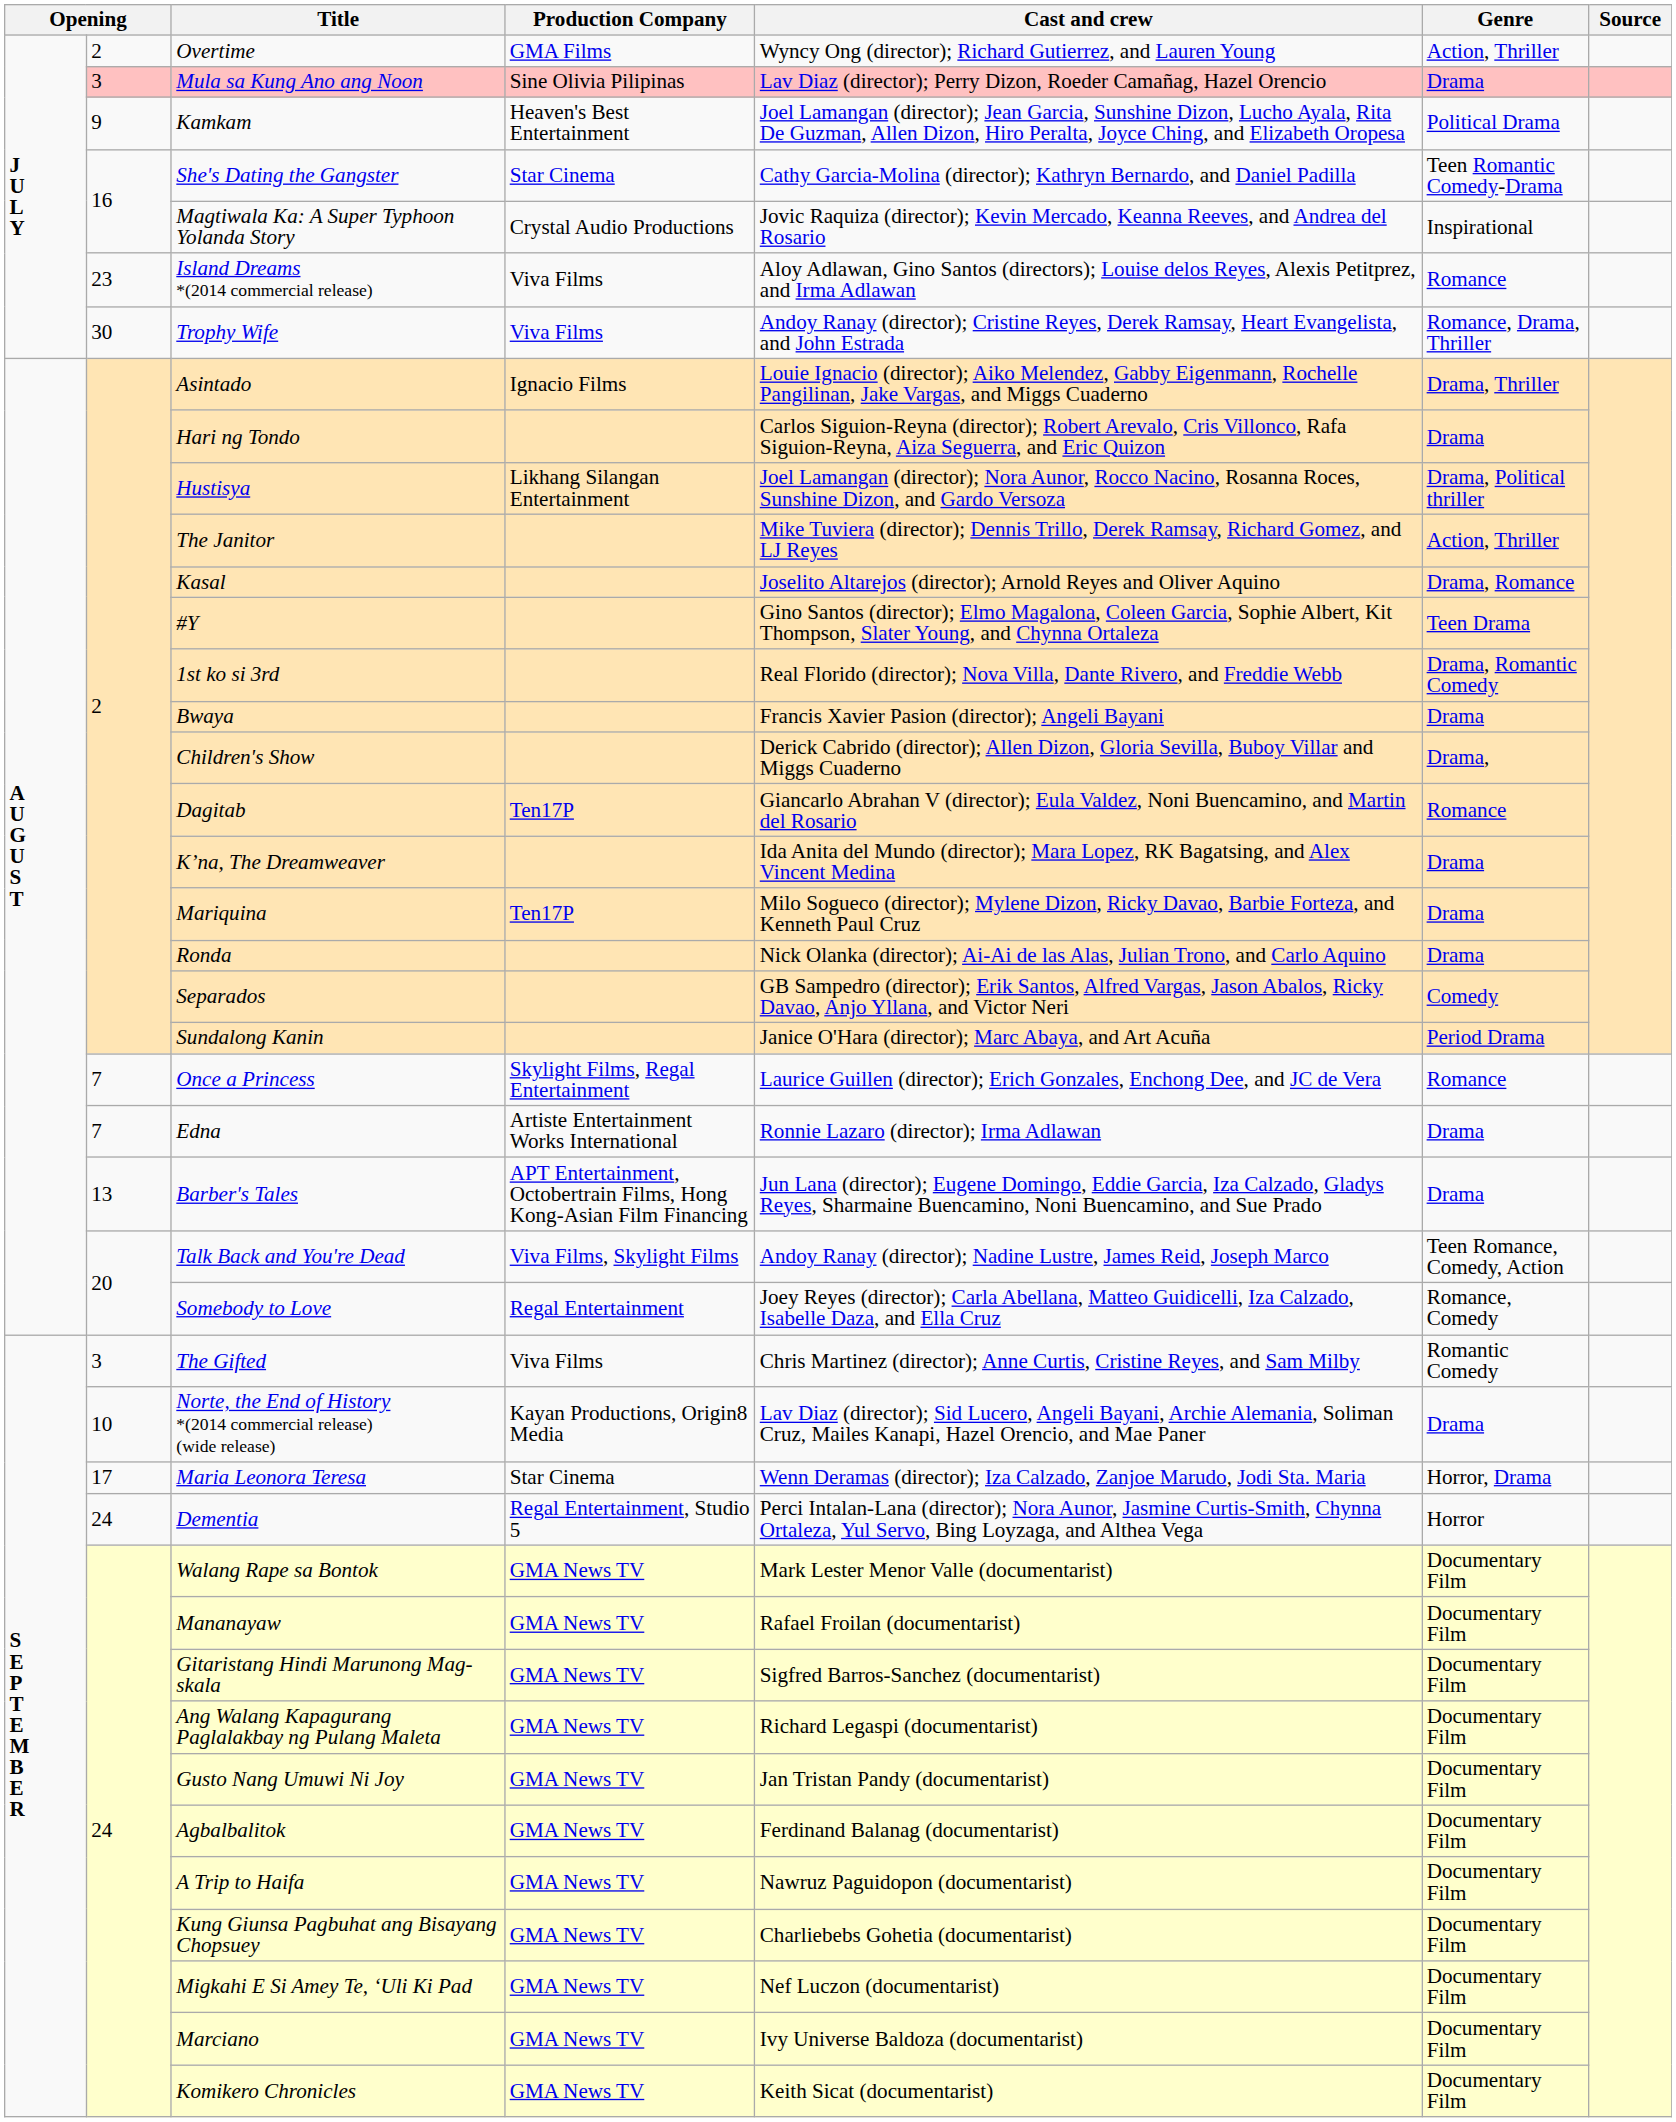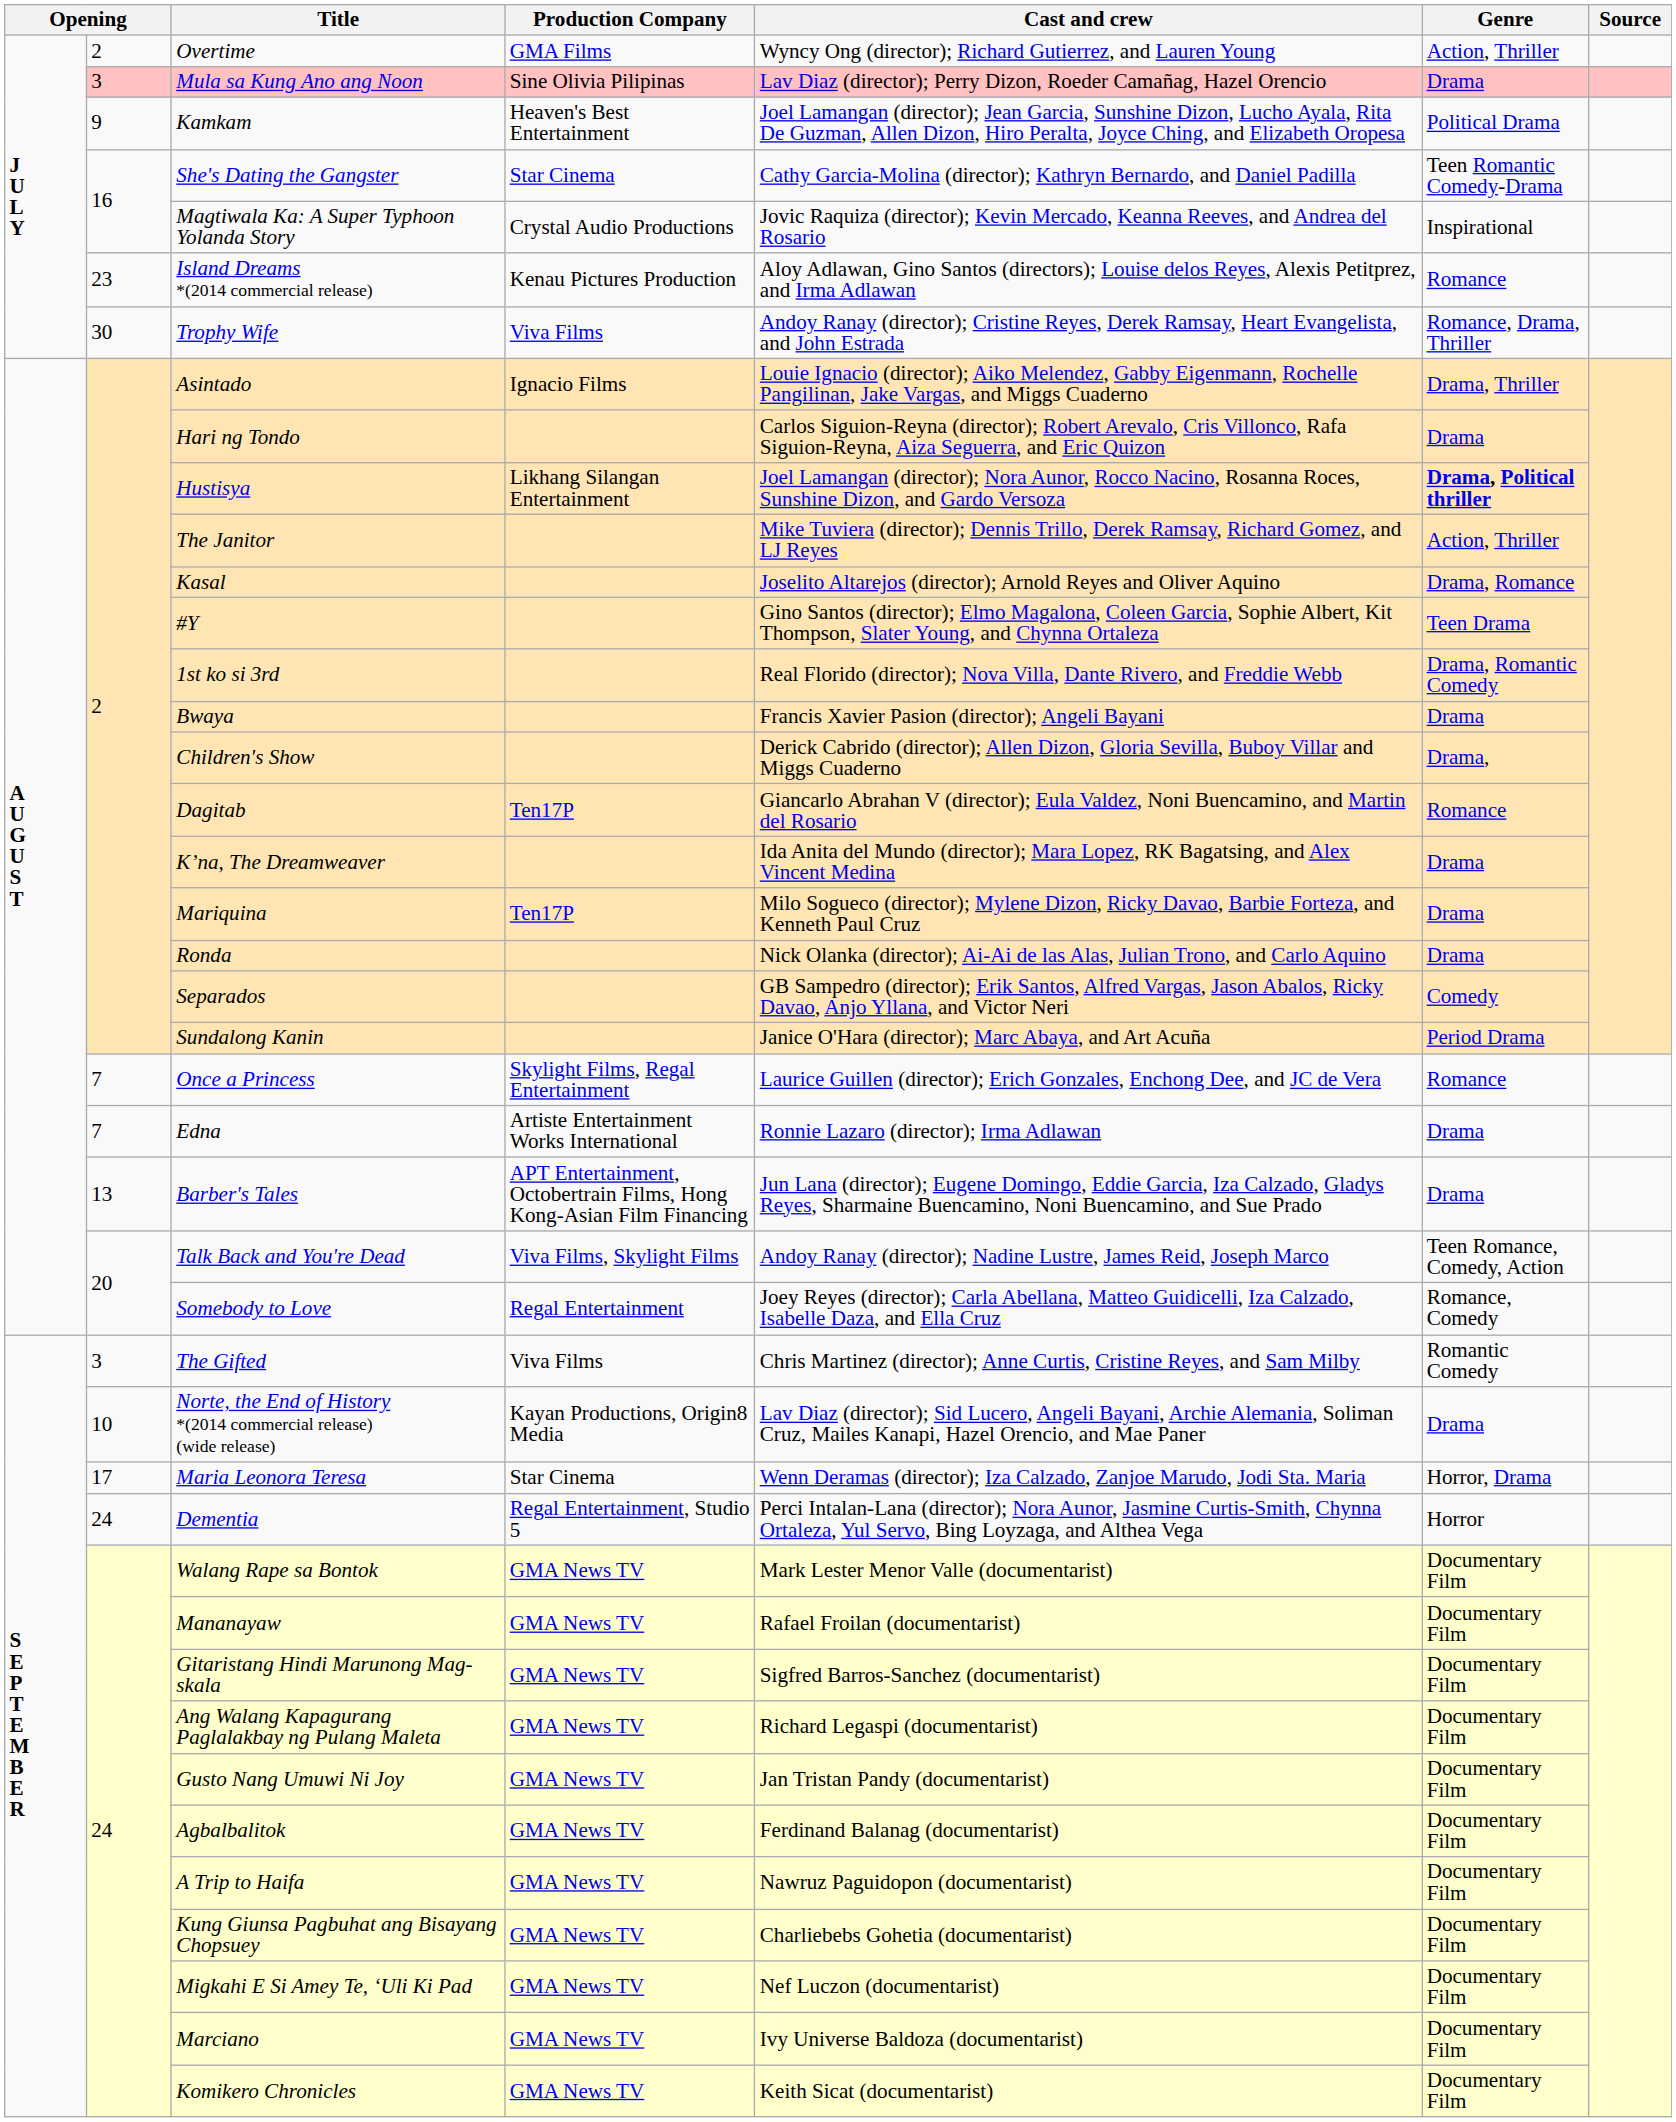(556, 279) Viva Films -> (623, 279) Kenau Pictures Production
(1496, 488) normal -> (1501, 488) bold
